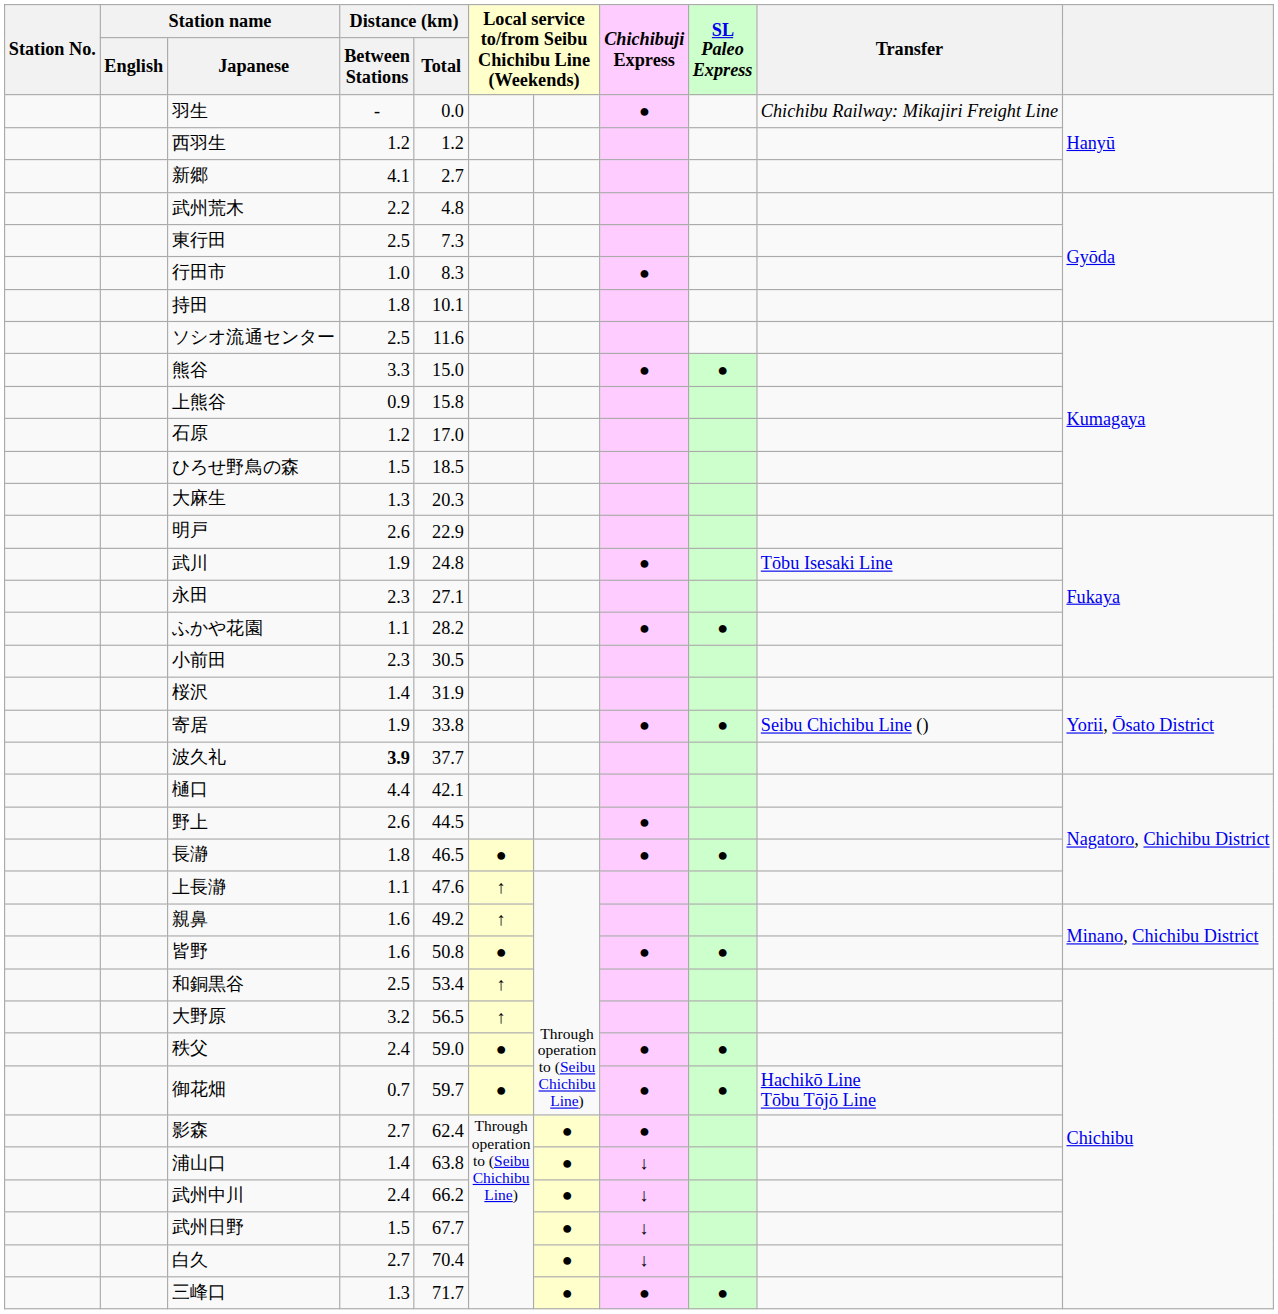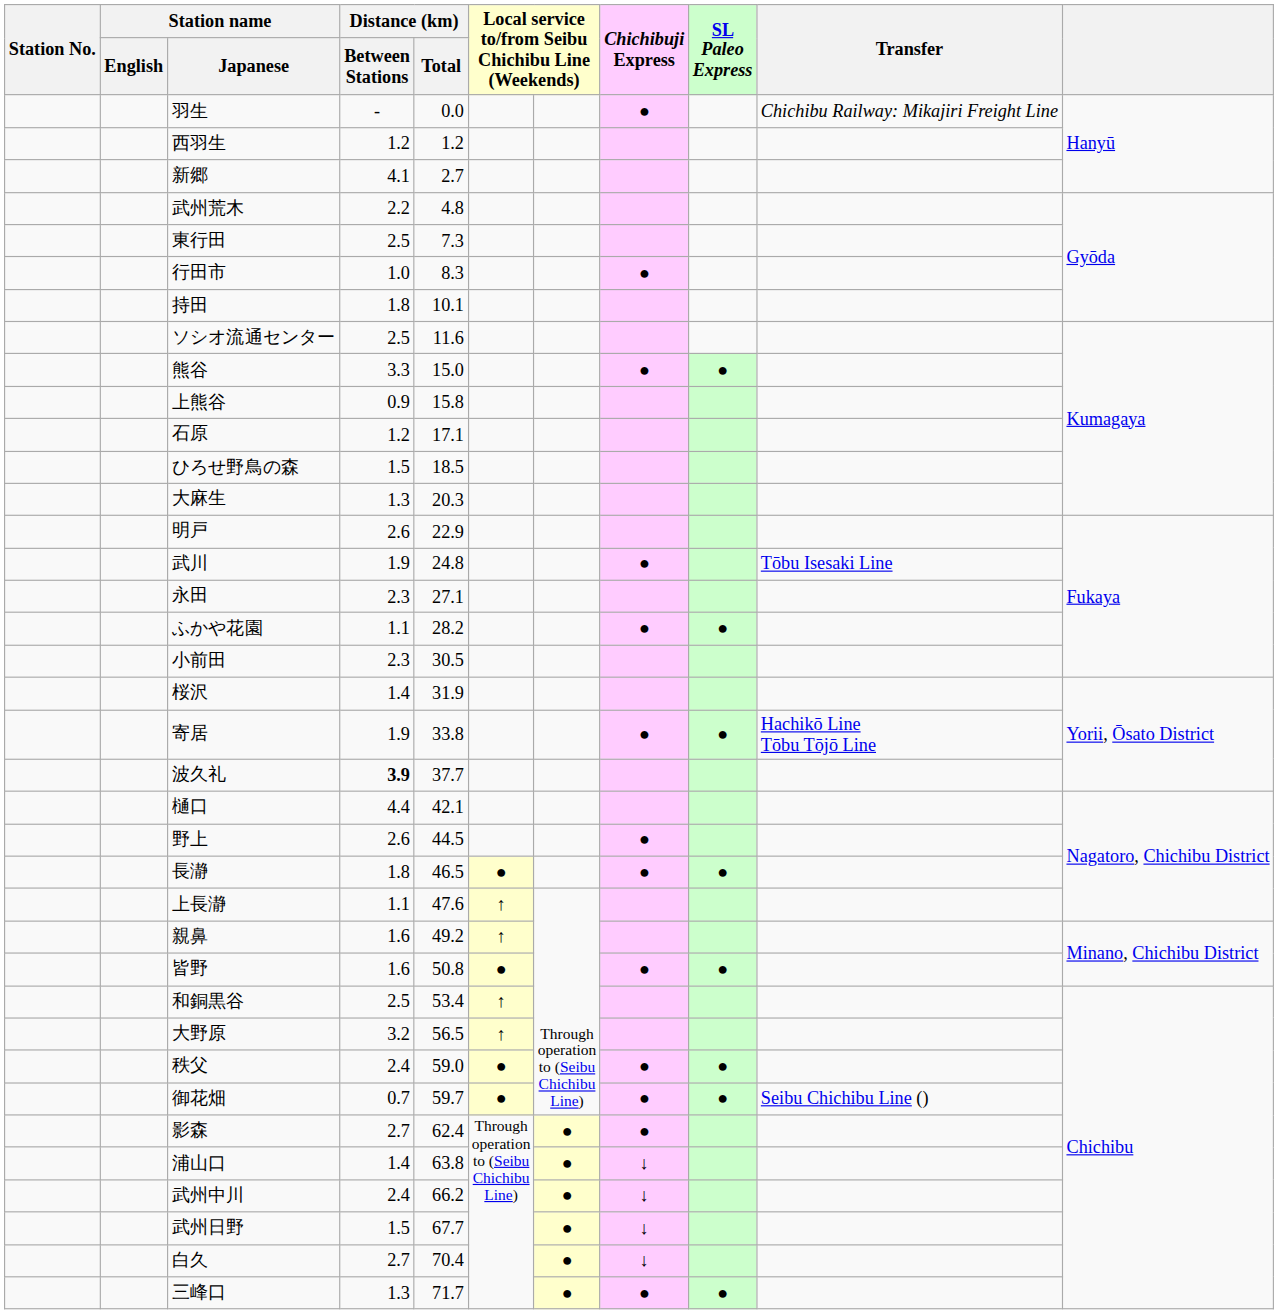(448, 434) 17.0 -> (448, 434) 17.1
(845, 725) Seibu Chichibu Line () -> (818, 734) Hachikō Line Tōbu Tōjō Line
(818, 1090) Hachikō Line Tōbu Tōjō Line -> (845, 1098) Seibu Chichibu Line ()
